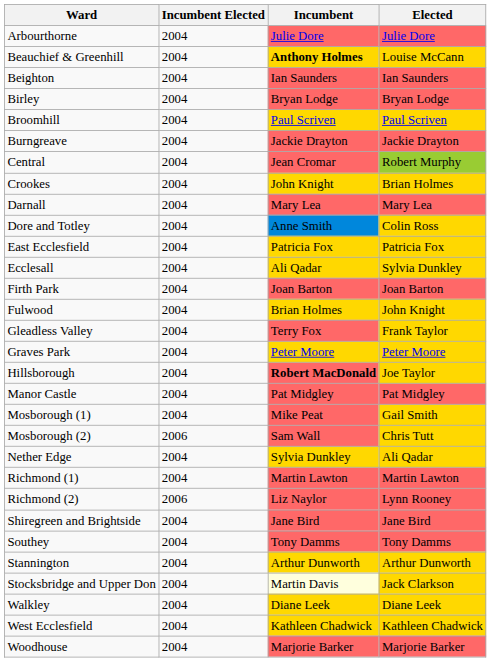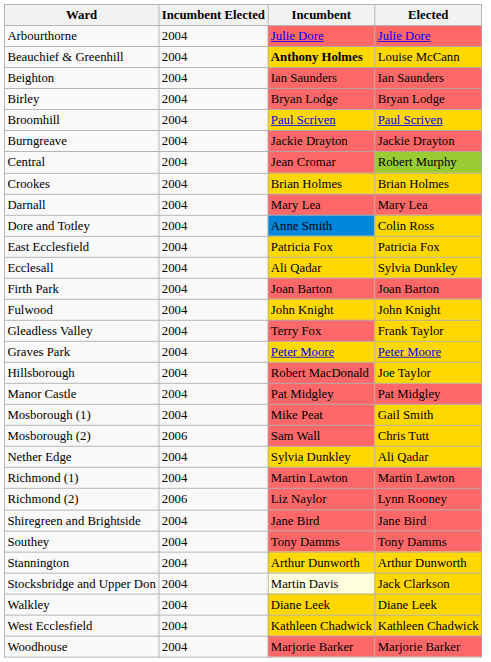(302, 183) John Knight -> (306, 183) Brian Holmes
(306, 309) Brian Holmes -> (302, 309) John Knight
(323, 373) bold -> (320, 373) normal
